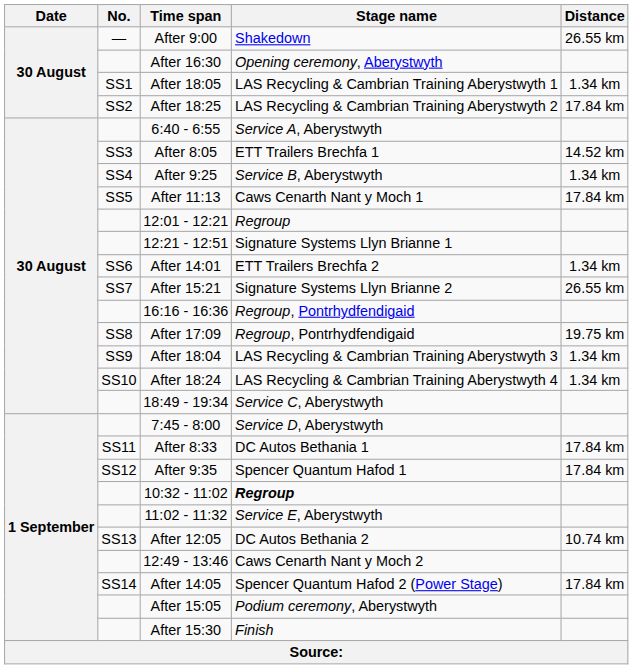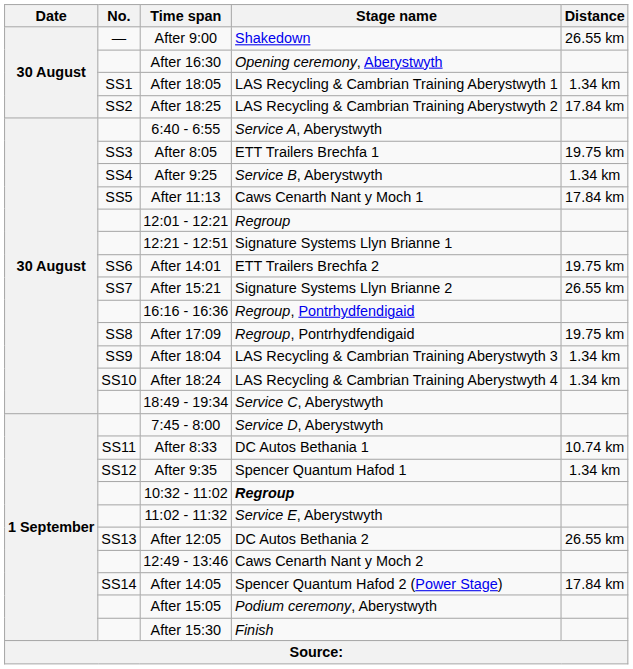(595, 152) 14.52 km -> (595, 152) 19.75 km
(595, 265) 1.34 km -> (595, 265) 19.75 km
(595, 447) 17.84 km -> (595, 447) 10.74 km
(595, 470) 17.84 km -> (595, 470) 1.34 km
(595, 538) 10.74 km -> (595, 538) 26.55 km
